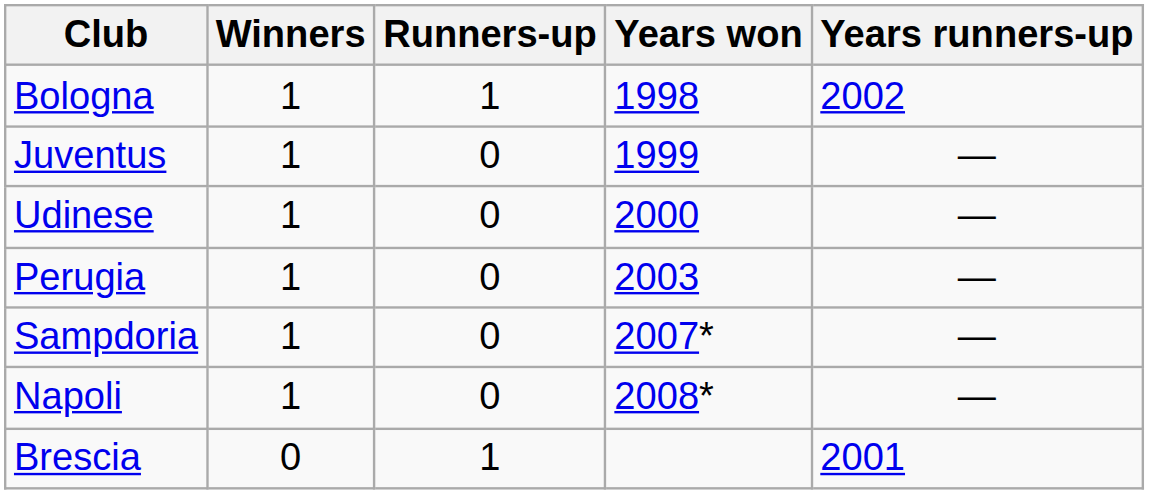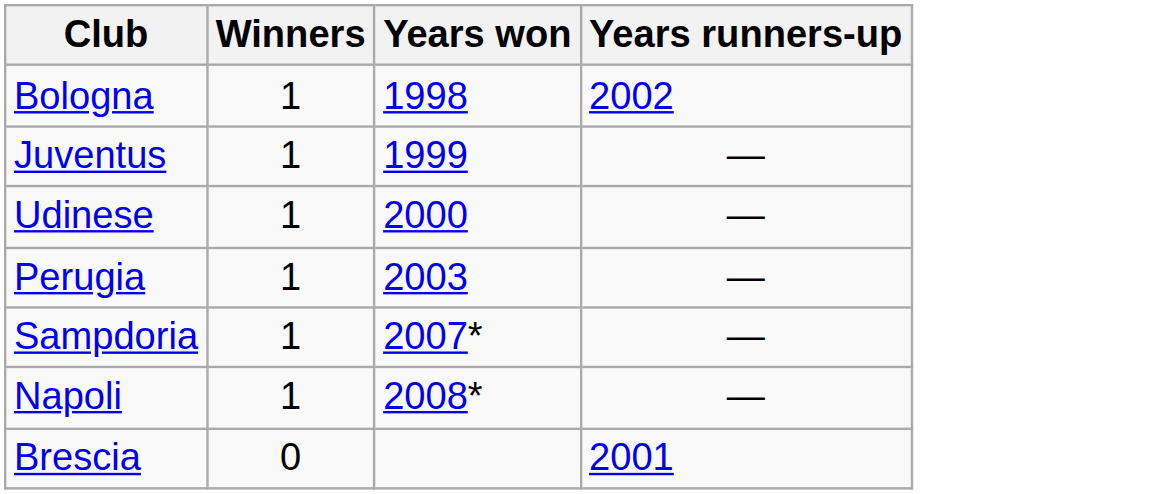- column: (490, 34)
